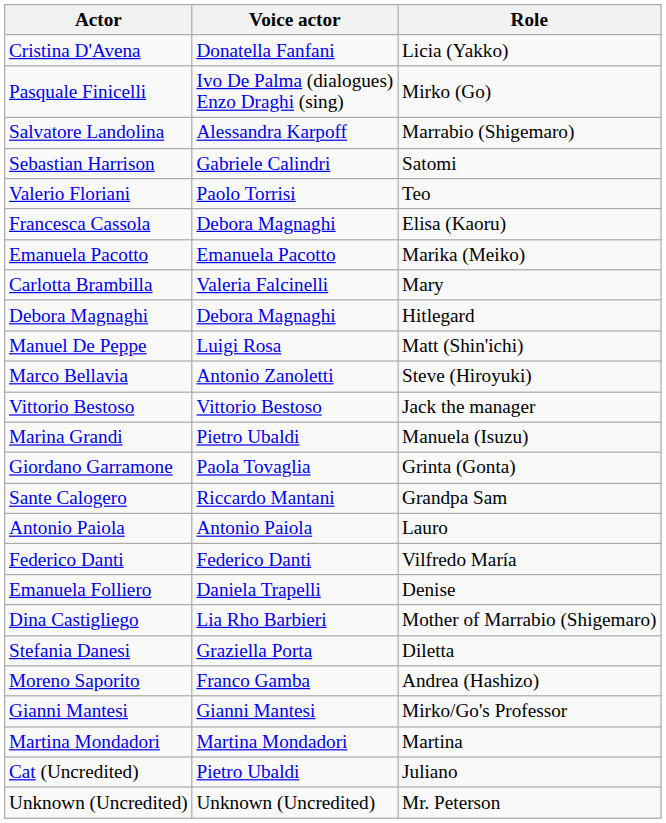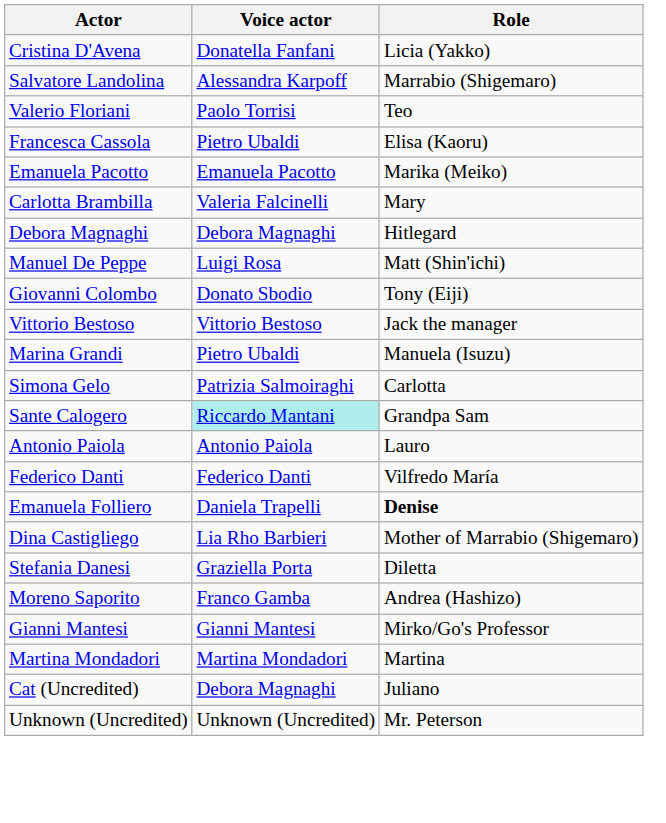- row: (78, 91)
- row: (82, 163)
(266, 224) Debora Magnaghi -> (248, 141) Pietro Ubaldi
- row: (68, 376)
+ row: (83, 293)
- row: (91, 467)
+ row: (59, 385)
(266, 498) no background -> (266, 415) paleturquoise background
(429, 589) normal -> (411, 506) bold
(248, 772) Pietro Ubaldi -> (266, 689) Debora Magnaghi
